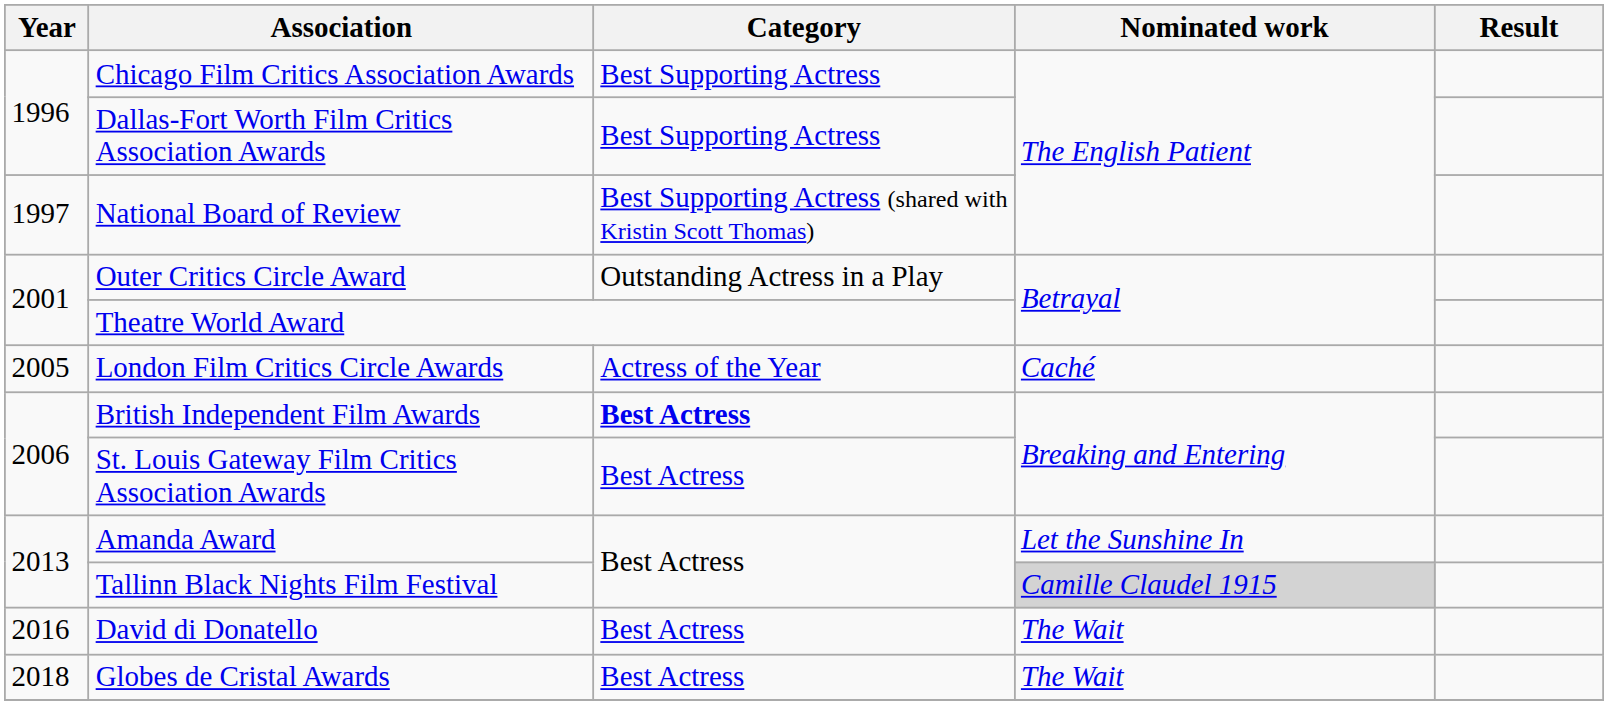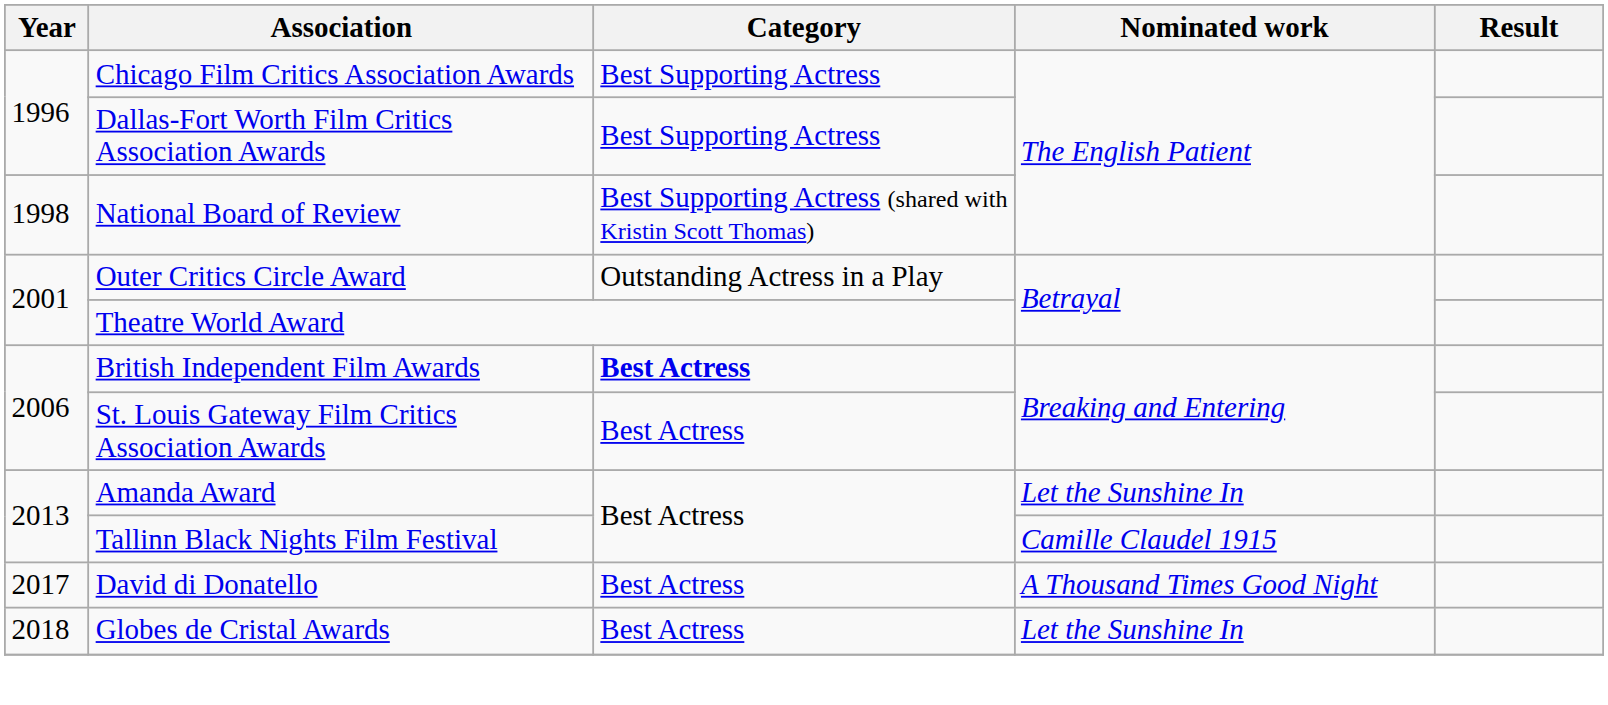(41, 214) 1997 -> (41, 214) 1998
- row: (299, 368)
(1149, 584) lightgrey background -> (1149, 538) no background
(41, 630) 2016 -> (41, 584) 2017
(1072, 630) The Wait -> (1199, 584) A Thousand Times Good Night
(1072, 676) The Wait -> (1132, 630) Let the Sunshine In
